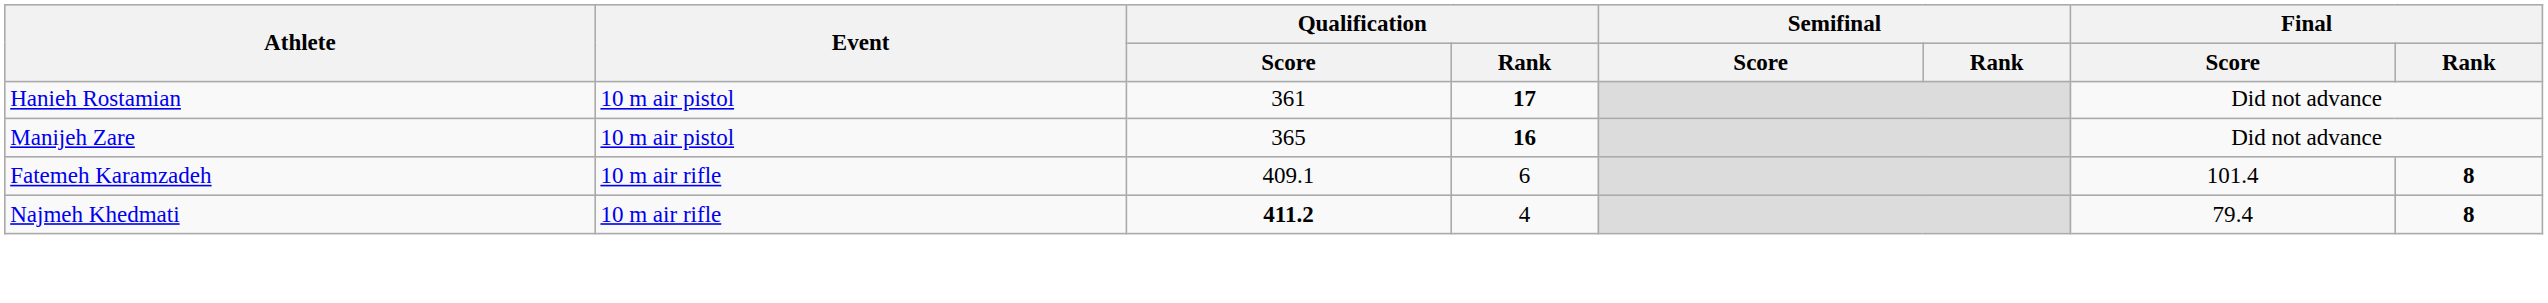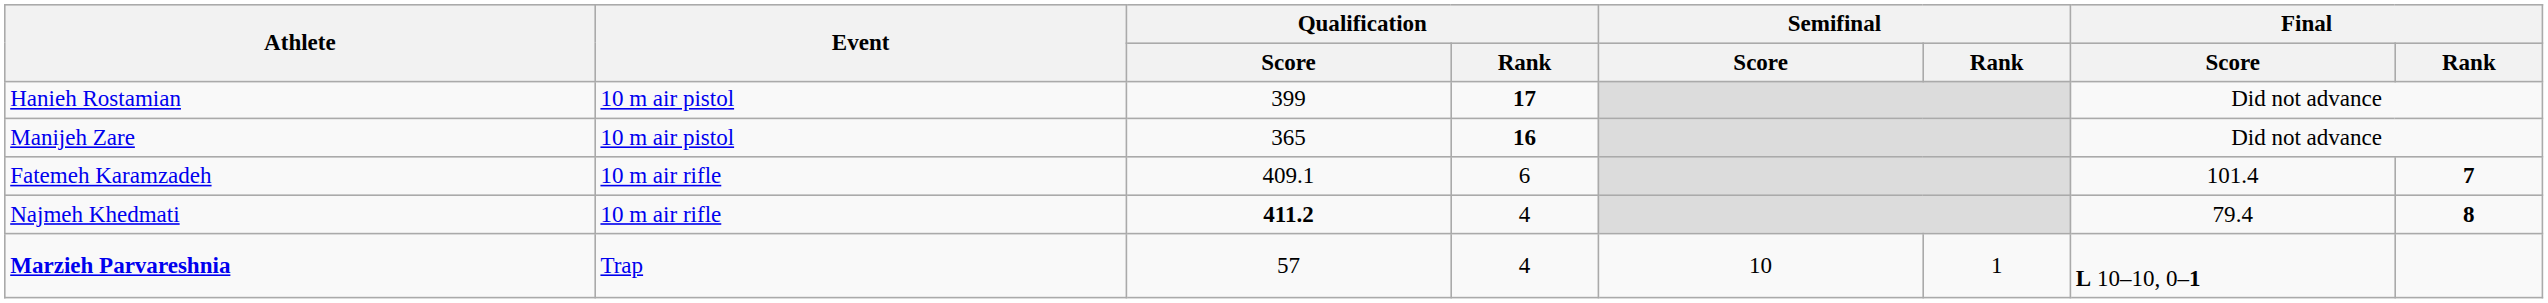(1288, 99) 361 -> (1288, 99) 399
(2469, 175) 8 -> (2469, 175) 7
+ row: (120, 265)
